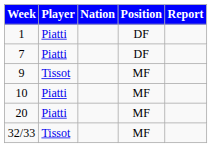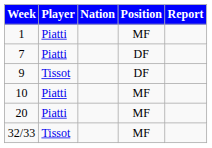(141, 34) DF -> (141, 34) MF
(141, 73) MF -> (141, 73) DF
